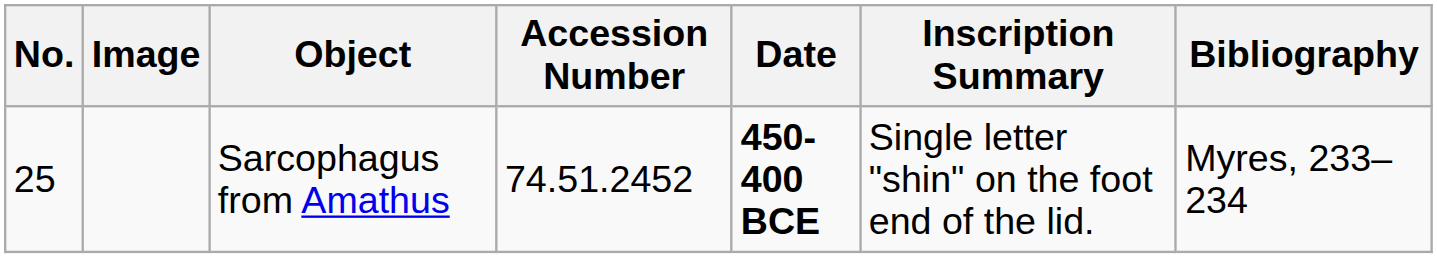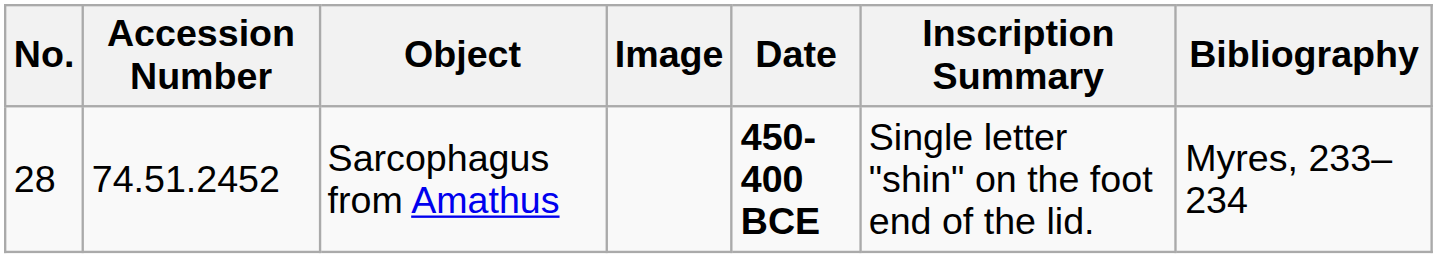columns swapped: (146, 55) <-> (614, 55)
(35, 178) 25 -> (35, 178) 28
